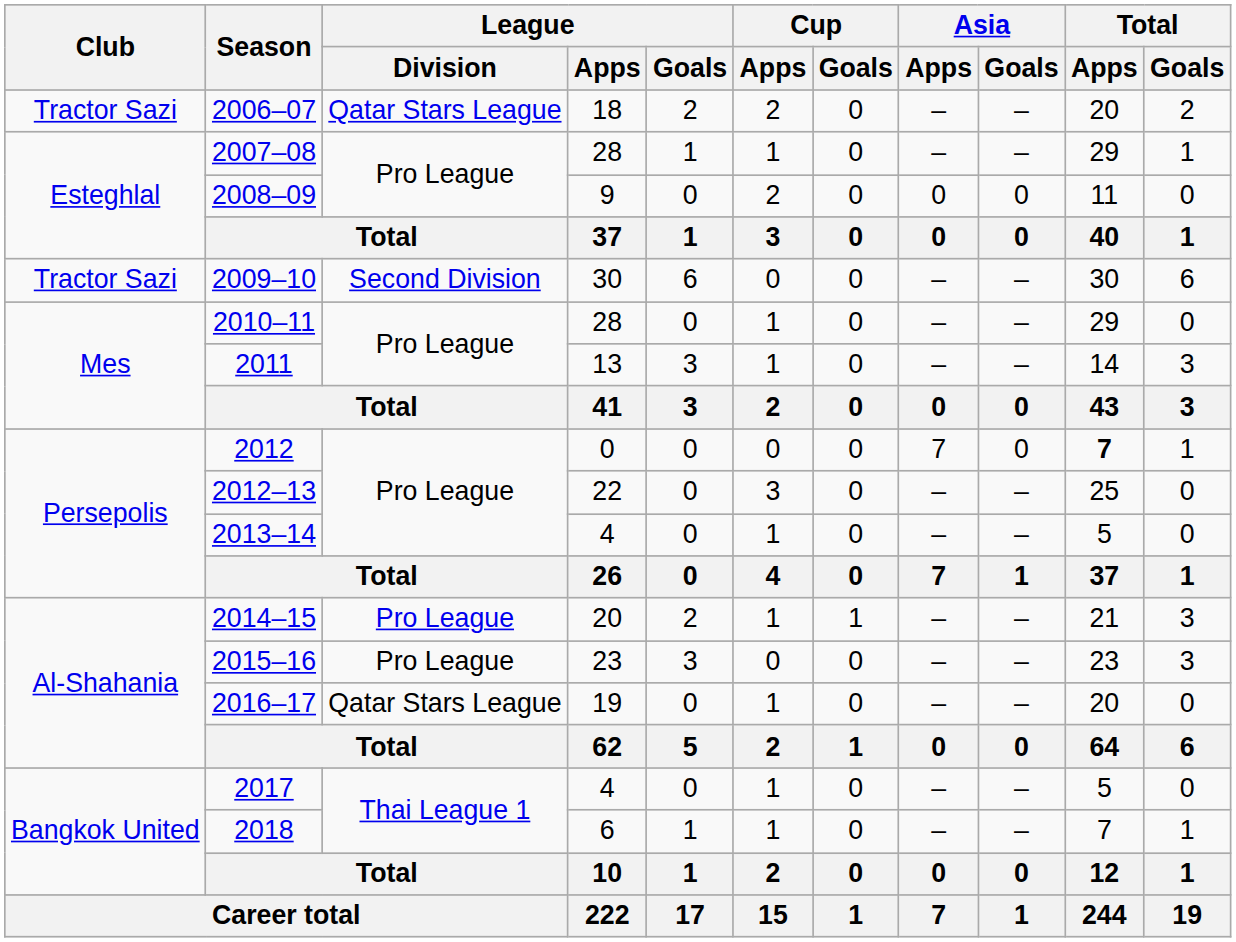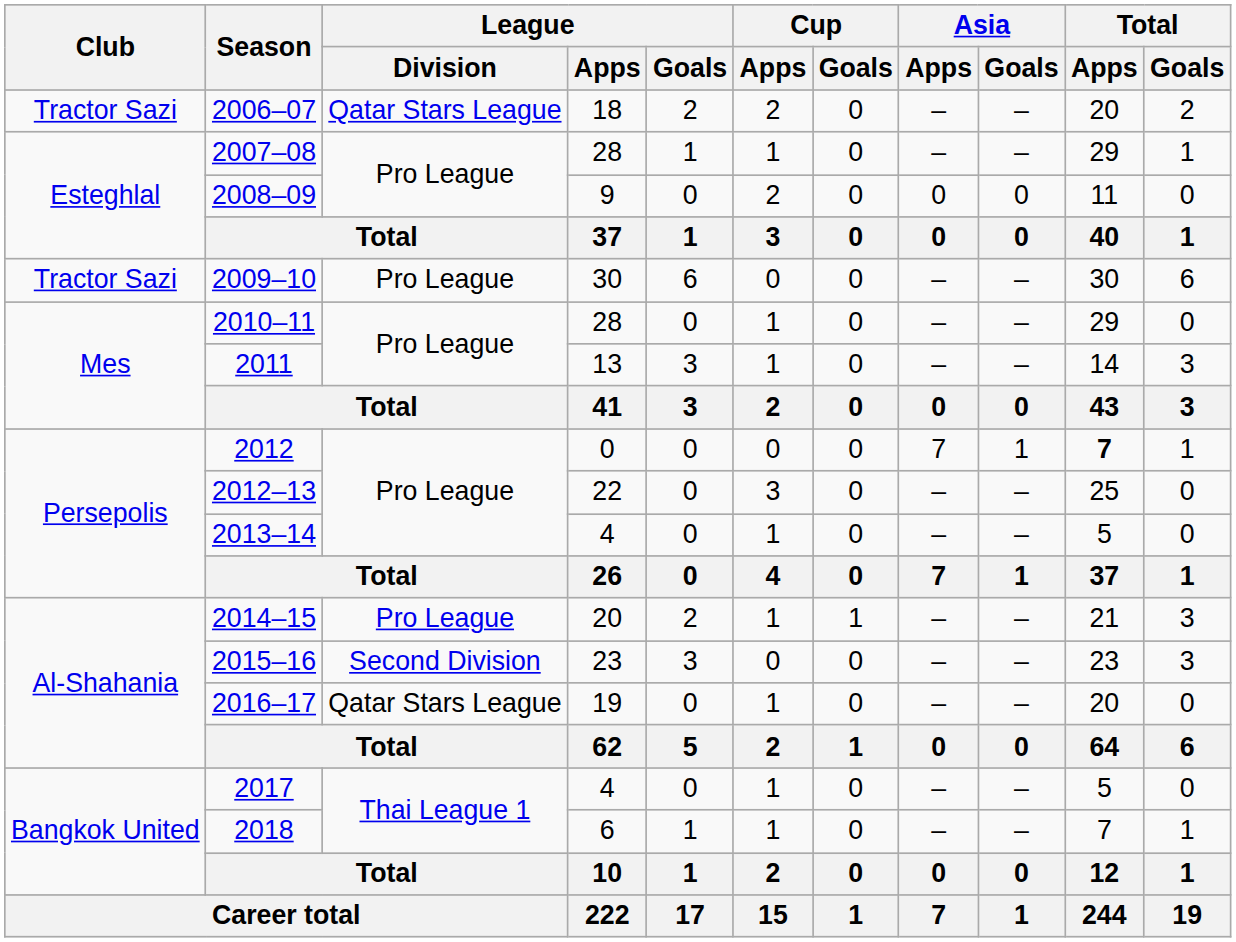(445, 279) Second Division -> (445, 279) Pro League
(1021, 449) 0 -> (1021, 449) 1
(445, 661) Pro League -> (445, 661) Second Division
